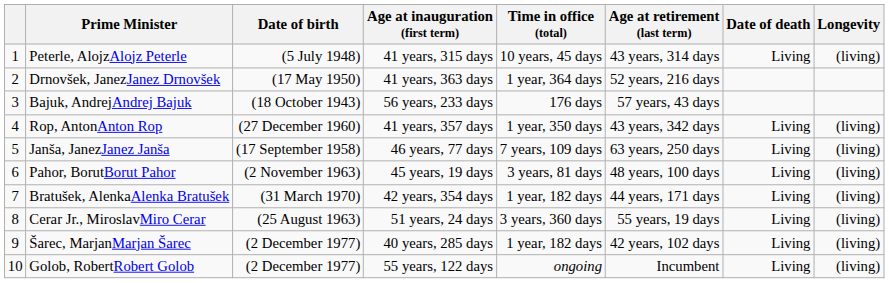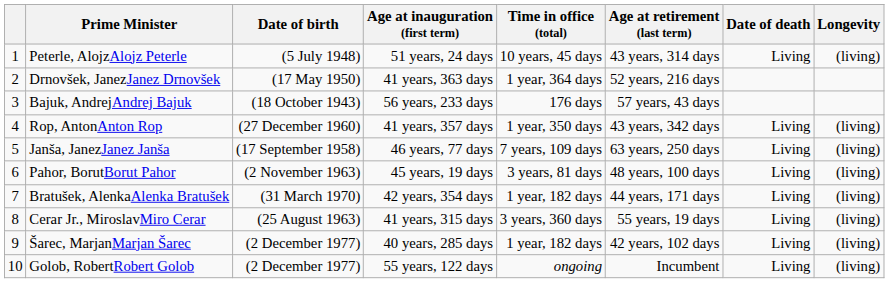(438, 56) 41 years, 315 days -> (442, 56) 51 years, 24 days
(442, 219) 51 years, 24 days -> (438, 219) 41 years, 315 days
